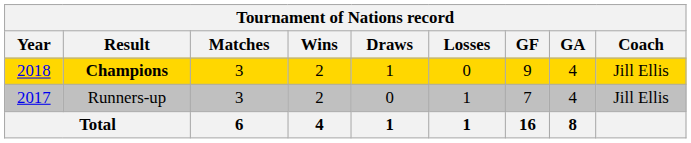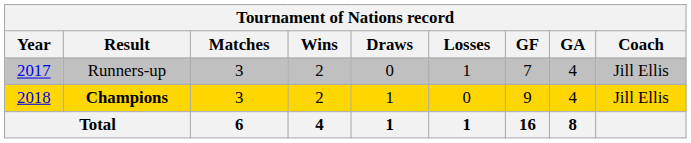rows swapped: (127, 97) <-> (127, 71)
